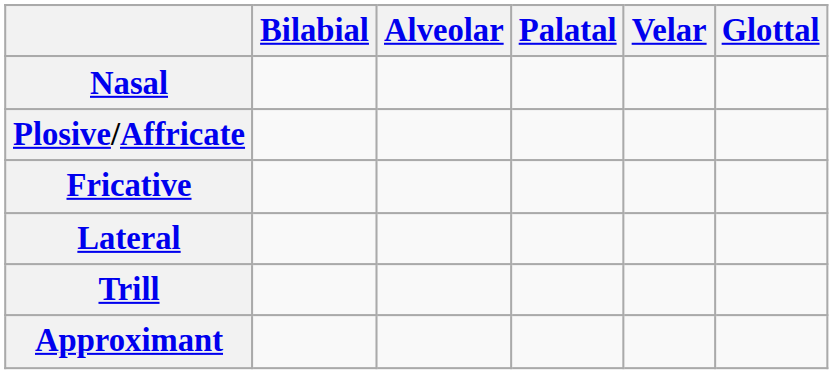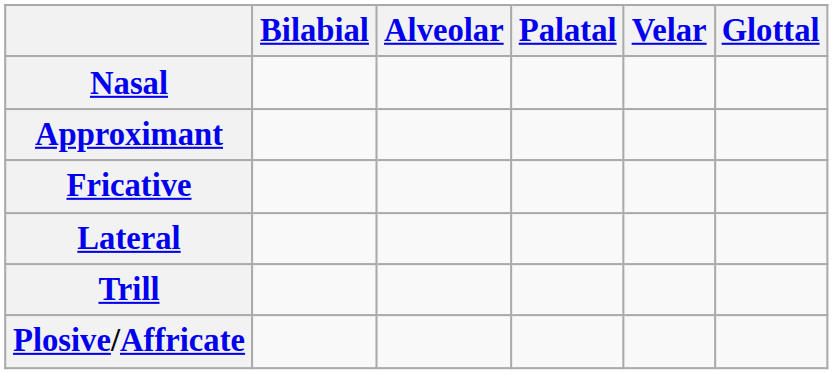rows swapped: (129, 133) <-> (129, 340)
